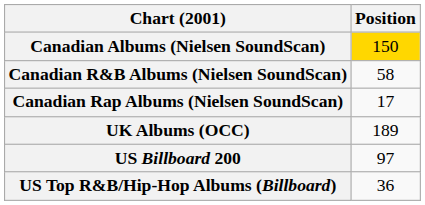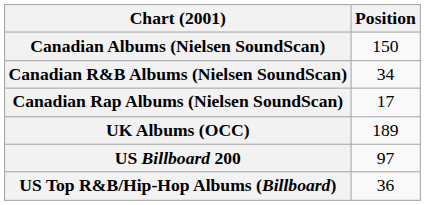(385, 46) gold background -> (385, 46) no background
(385, 74) 58 -> (385, 74) 34
